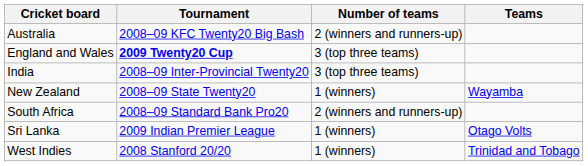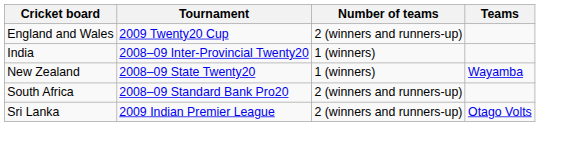- row: (31, 33)
(176, 53) bold -> (174, 33) normal
(366, 53) 3 (top three teams) -> (388, 33) 2 (winners and runners-up)
(366, 72) 3 (top three teams) -> (345, 53) 1 (winners)
(345, 131) 1 (winners) -> (388, 111) 2 (winners and runners-up)
- row: (39, 151)
